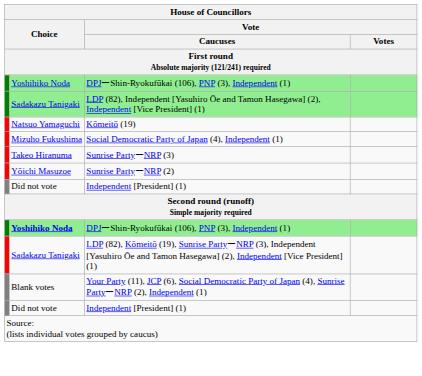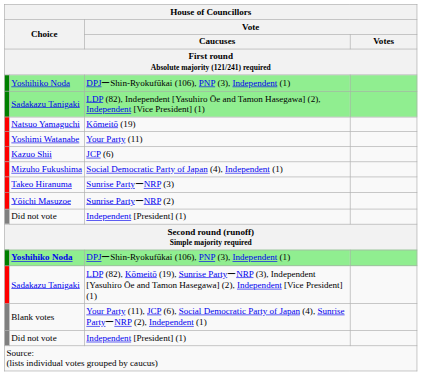+ row: (45, 139)
+ row: (32, 154)
